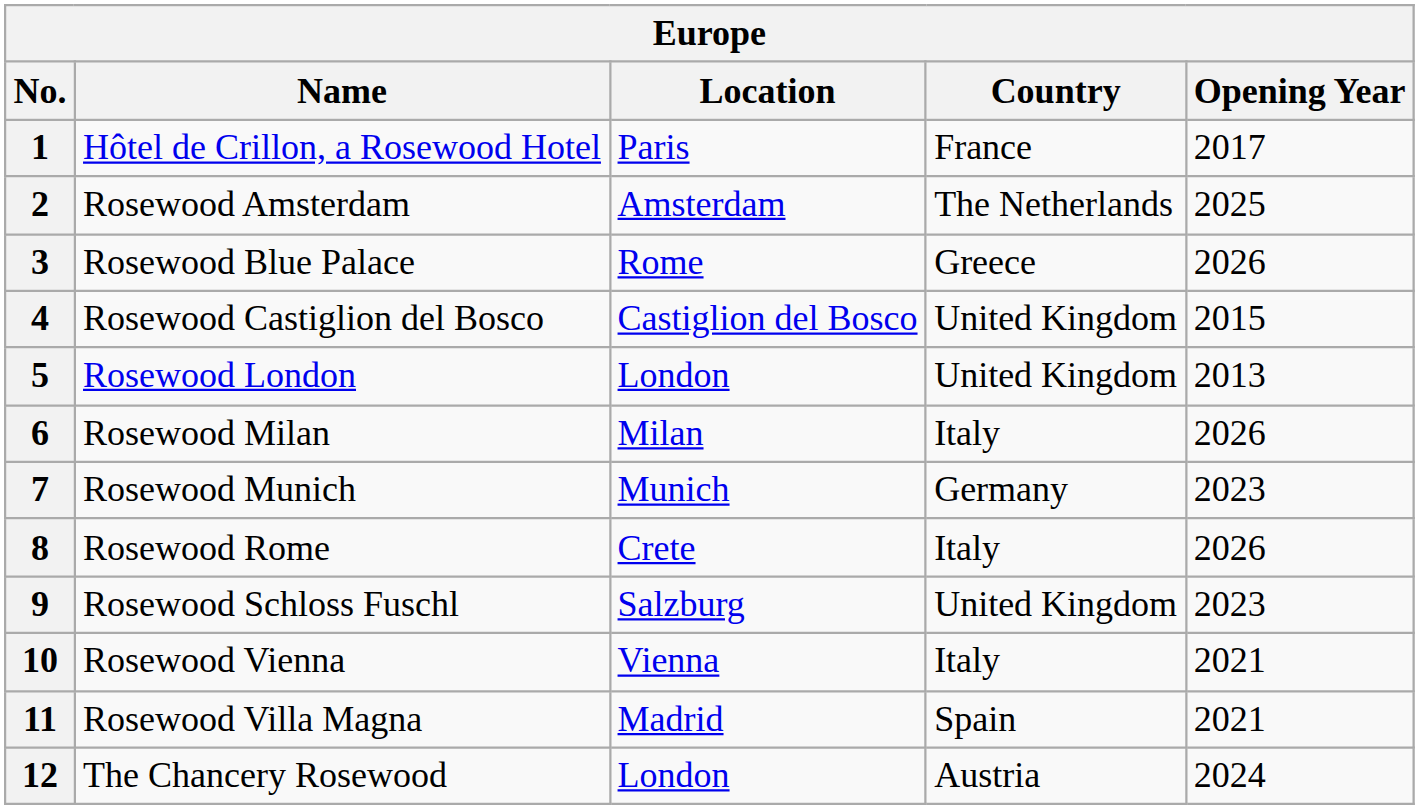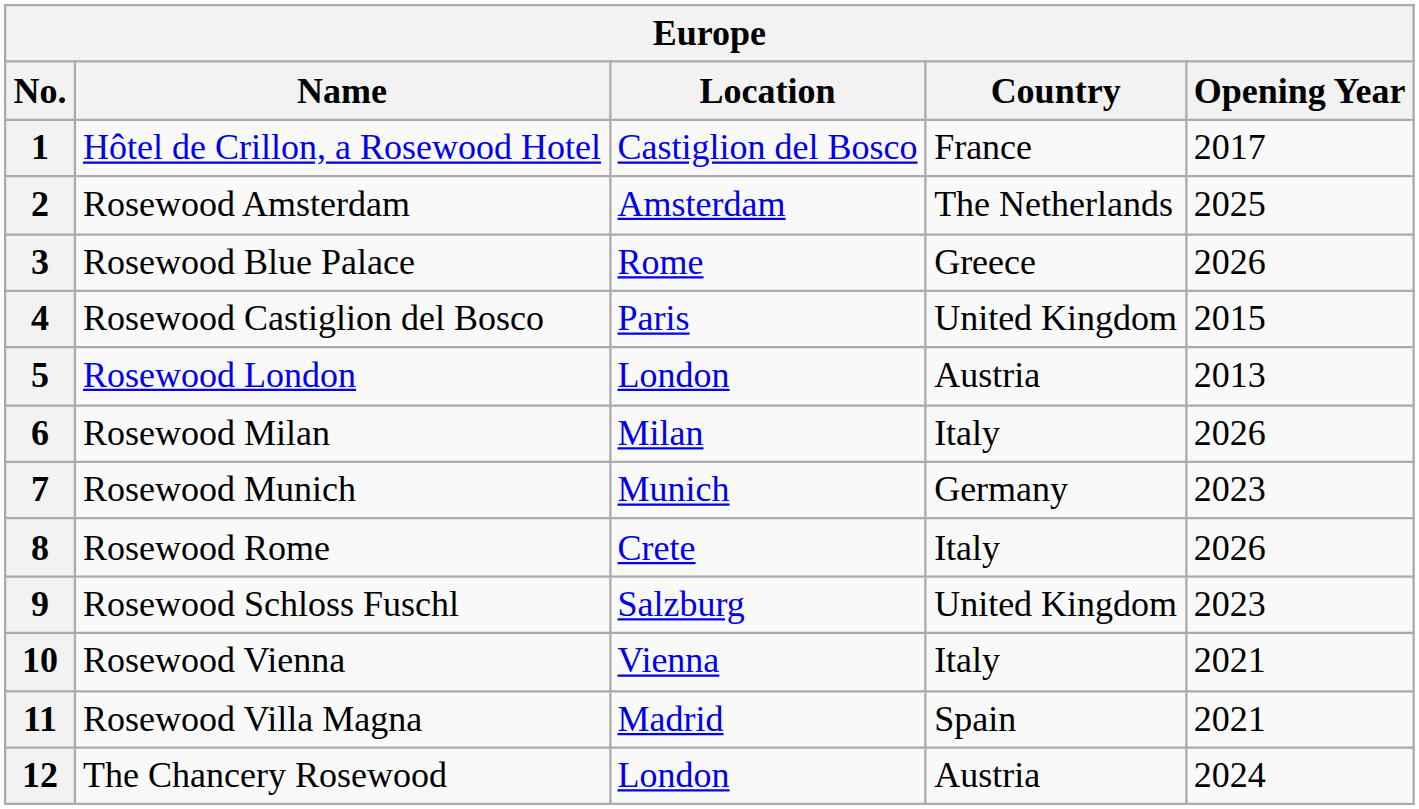(654, 147) Paris -> (768, 147) Castiglion del Bosco
(768, 318) Castiglion del Bosco -> (654, 318) Paris
(1056, 375) United Kingdom -> (987, 375) Austria
